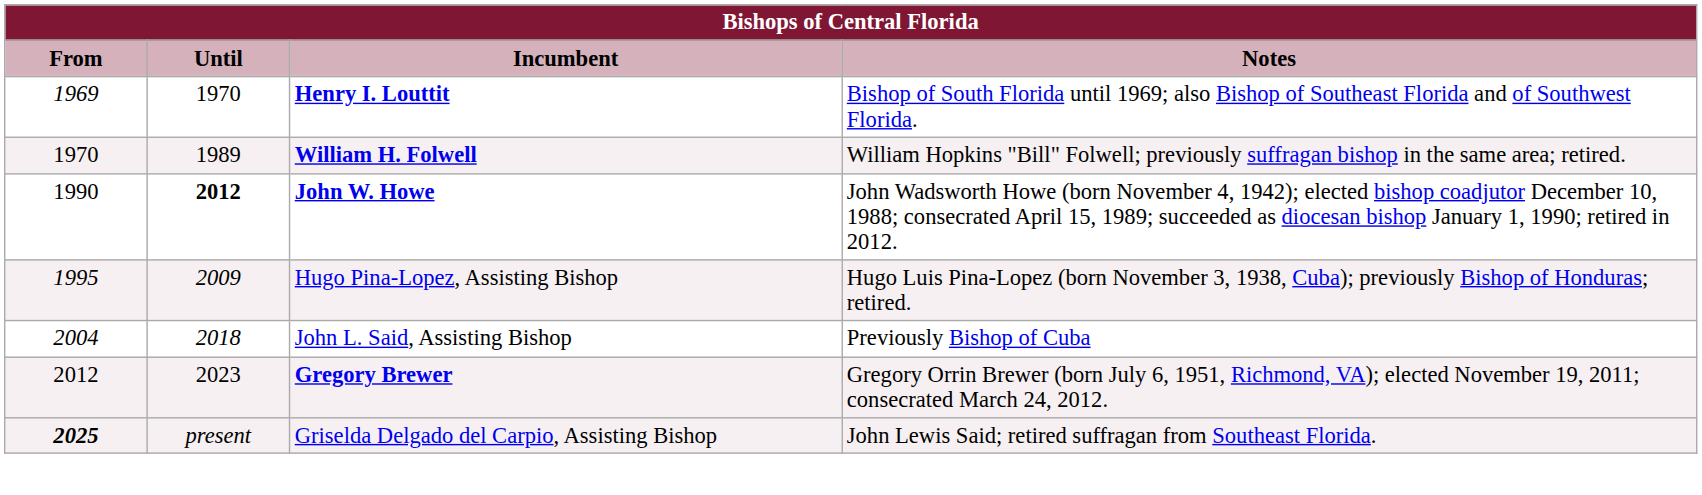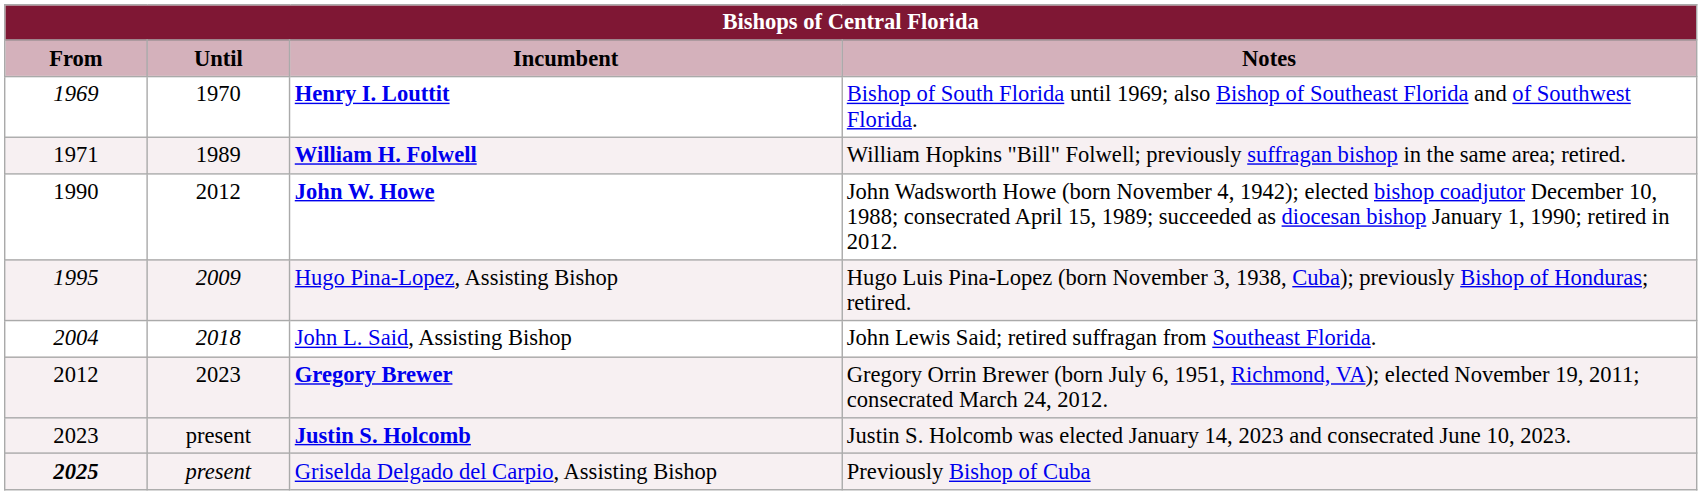(76, 155) 1970 -> (76, 155) 1971
(218, 190) bold -> (218, 190) normal
(969, 338) Previously Bishop of Cuba -> (1112, 338) John Lewis Said; retired suffragan from Southeast Florida.
+ row: (383, 435)
(1112, 435) John Lewis Said; retired suffragan from Southeast Florida. -> (969, 471) Previously Bishop of Cuba
